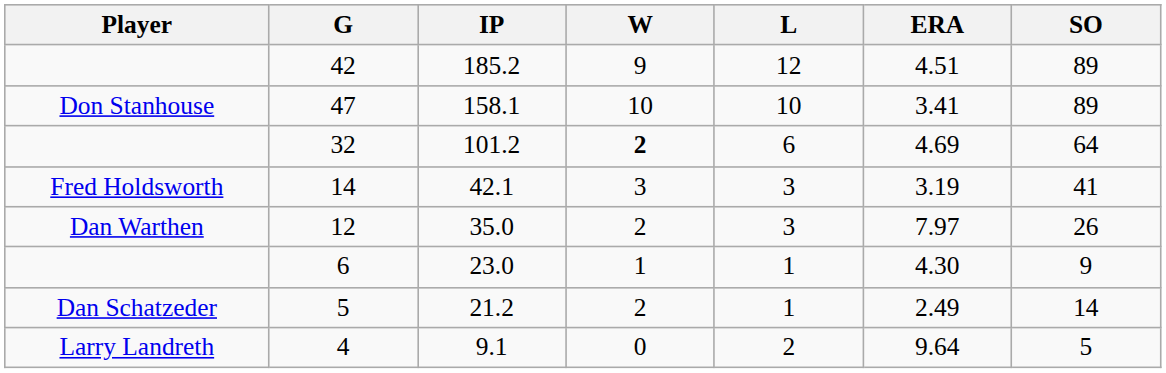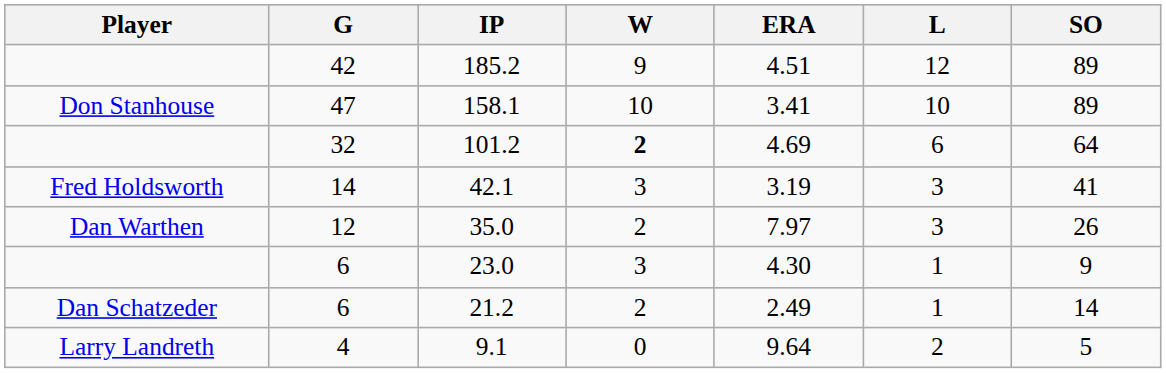columns swapped: (789, 24) <-> (937, 24)
(640, 266) 1 -> (640, 266) 3
(343, 307) 5 -> (343, 307) 6
